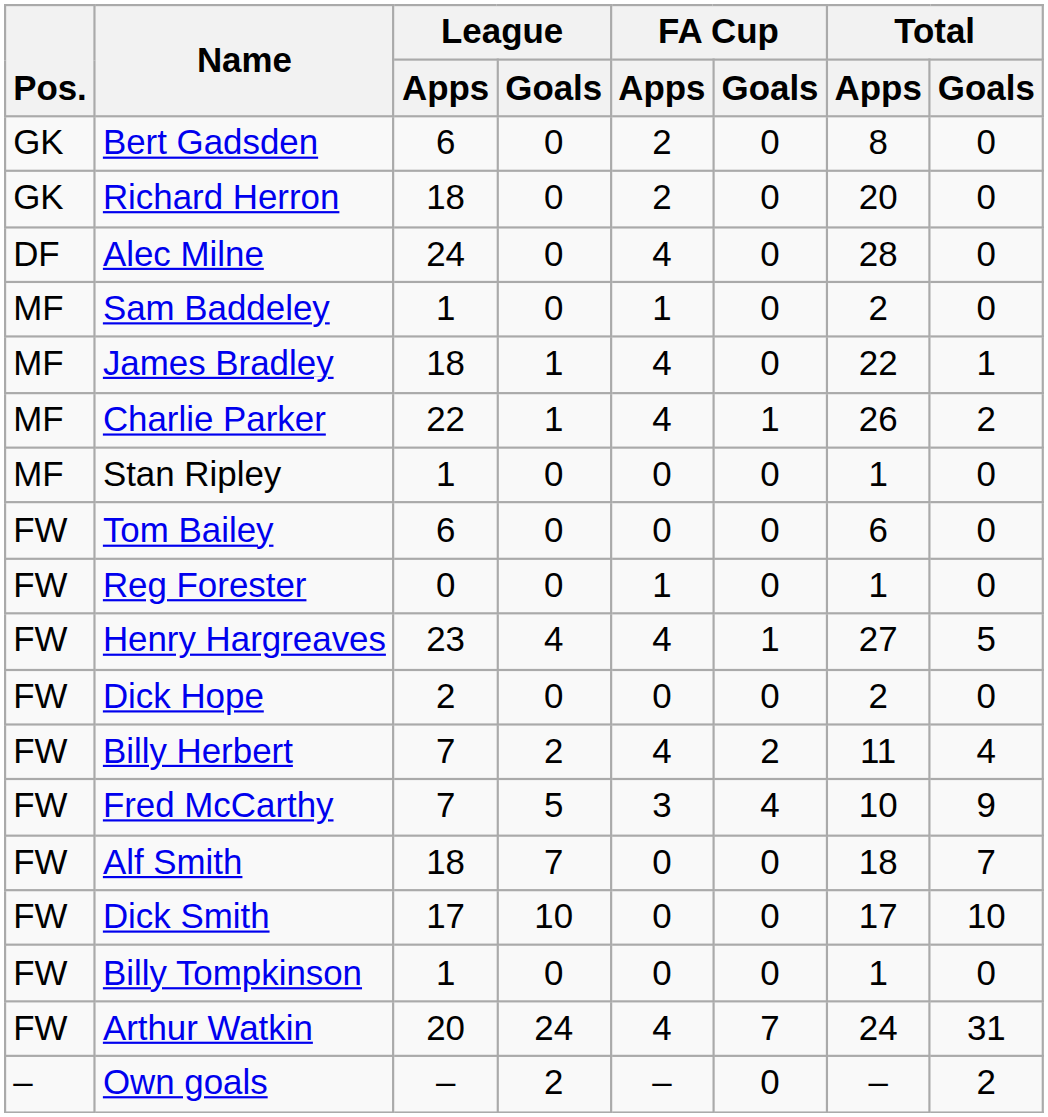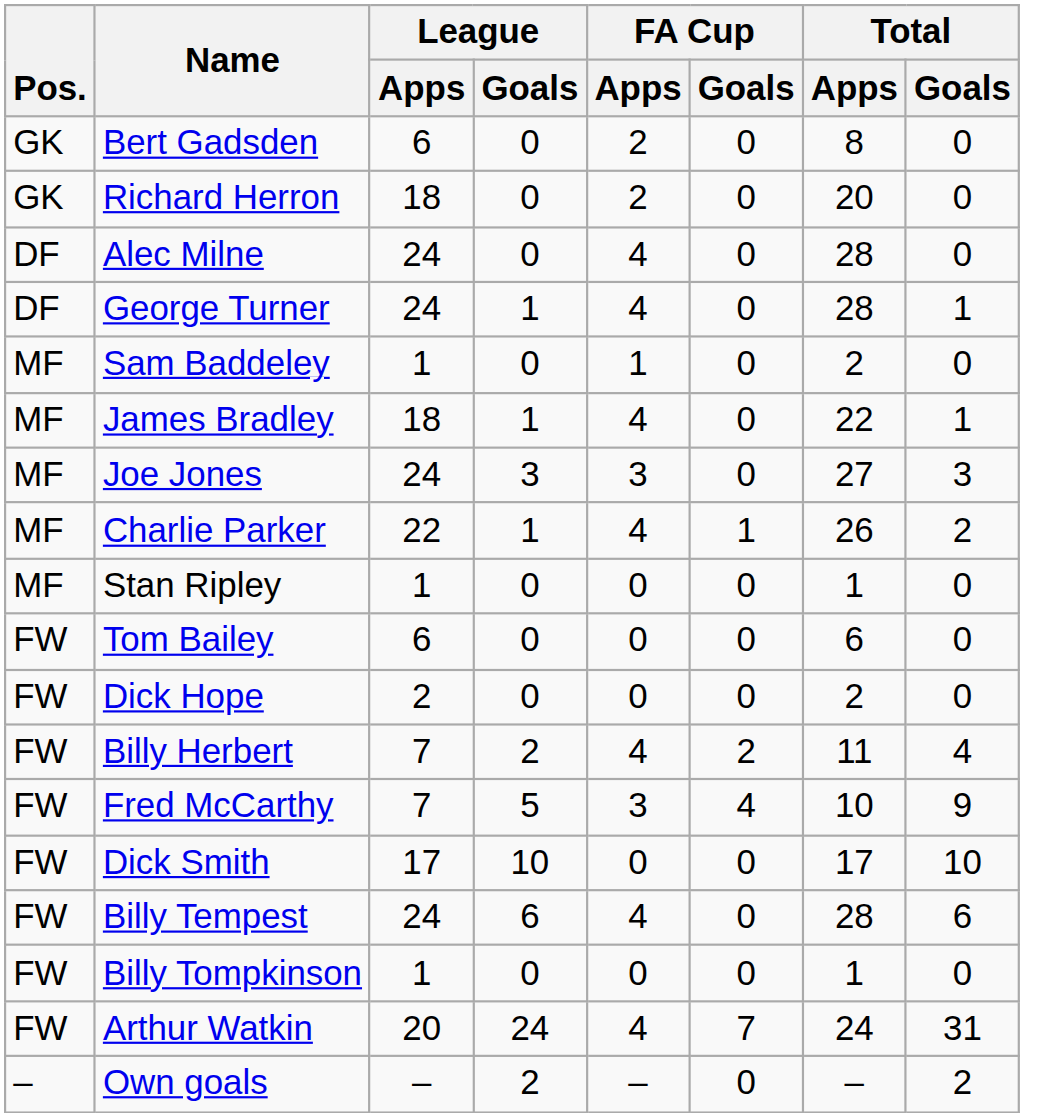+ row: (216, 308)
+ row: (182, 474)
- row: (205, 585)
- row: (244, 640)
- row: (173, 861)
+ row: (205, 917)
